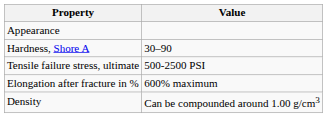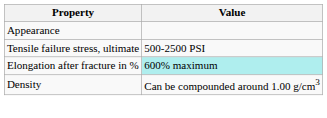- row: (48, 48)
(181, 83) no background -> (181, 65) paleturquoise background
